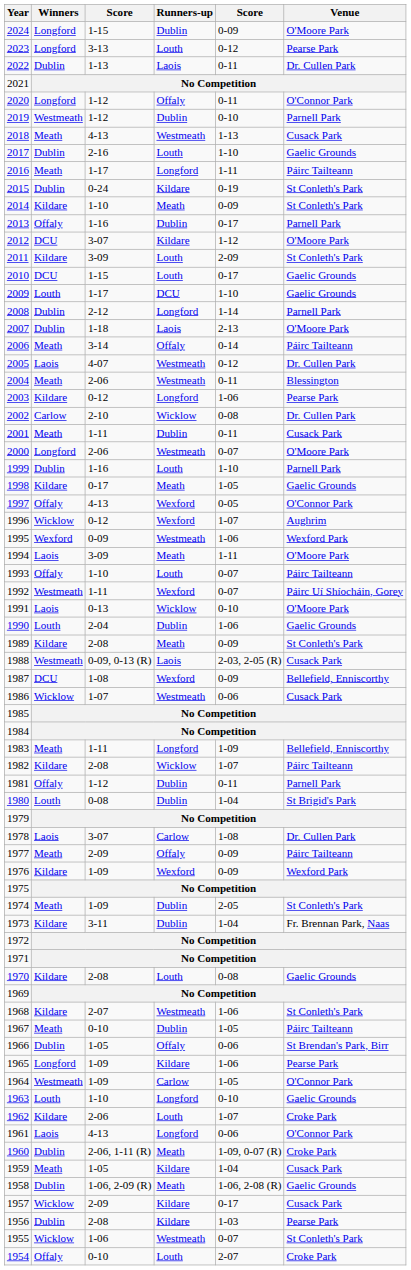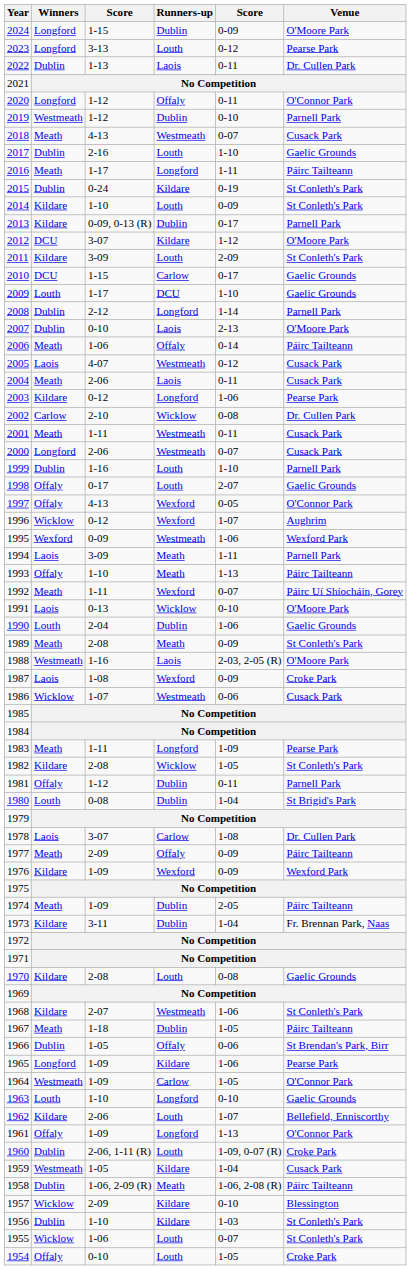(228, 135) 1-13 -> (228, 135) 0-07
(171, 205) Meath -> (170, 205) Louth
(48, 223) Offaly -> (51, 223) Kildare
(98, 223) 1-16 -> (120, 223) 0-09, 0-13 (R)
(170, 275) Louth -> (173, 275) Carlow
(98, 328) 1-18 -> (98, 328) 0-10
(98, 345) 3-14 -> (98, 345) 1-06
(321, 363) Dr. Cullen Park -> (314, 363) Cusack Park
(181, 380) Westmeath -> (169, 380) Laois
(313, 380) Blessington -> (314, 380) Cusack Park
(172, 433) Dublin -> (181, 433) Westmeath
(318, 450) O'Moore Park -> (314, 450) Cusack Park
(51, 485) Kildare -> (48, 485) Offaly
(171, 485) Meath -> (170, 485) Louth
(228, 485) 1-05 -> (228, 485) 2-07
(318, 556) O'Moore Park -> (314, 556) Parnell Park
(170, 573) Louth -> (171, 573) Meath
(228, 573) 0-07 -> (228, 573) 1-13
(58, 591) Westmeath -> (48, 591) Meath
(51, 643) Kildare -> (48, 643) Meath
(120, 661) 0-09, 0-13 (R) -> (98, 661) 1-16
(314, 661) Cusack Park -> (318, 661) O'Moore Park
(46, 678) DCU -> (46, 678) Laois
(338, 678) Bellefield, Enniscorthy -> (312, 678) Croke Park
(338, 748) Bellefield, Enniscorthy -> (312, 748) Pearse Park
(228, 766) 1-07 -> (228, 766) 1-05
(320, 766) Páirc Tailteann -> (325, 766) St Conleth's Park
(325, 906) St Conleth's Park -> (320, 906) Páirc Tailteann
(98, 1028) 0-10 -> (98, 1028) 1-18
(312, 1116) Croke Park -> (338, 1116) Bellefield, Enniscorthy
(46, 1133) Laois -> (48, 1133) Offaly
(98, 1133) 4-13 -> (98, 1133) 1-09
(228, 1133) 0-06 -> (228, 1133) 1-13
(171, 1151) Meath -> (170, 1151) Louth
(48, 1168) Meath -> (58, 1168) Westmeath
(321, 1186) Gaelic Grounds -> (320, 1186) Páirc Tailteann
(228, 1203) 0-17 -> (228, 1203) 0-10
(314, 1203) Cusack Park -> (313, 1203) Blessington
(98, 1221) 2-08 -> (98, 1221) 1-10
(312, 1221) Pearse Park -> (325, 1221) St Conleth's Park
(181, 1238) Westmeath -> (170, 1238) Louth
(228, 1256) 2-07 -> (228, 1256) 1-05
